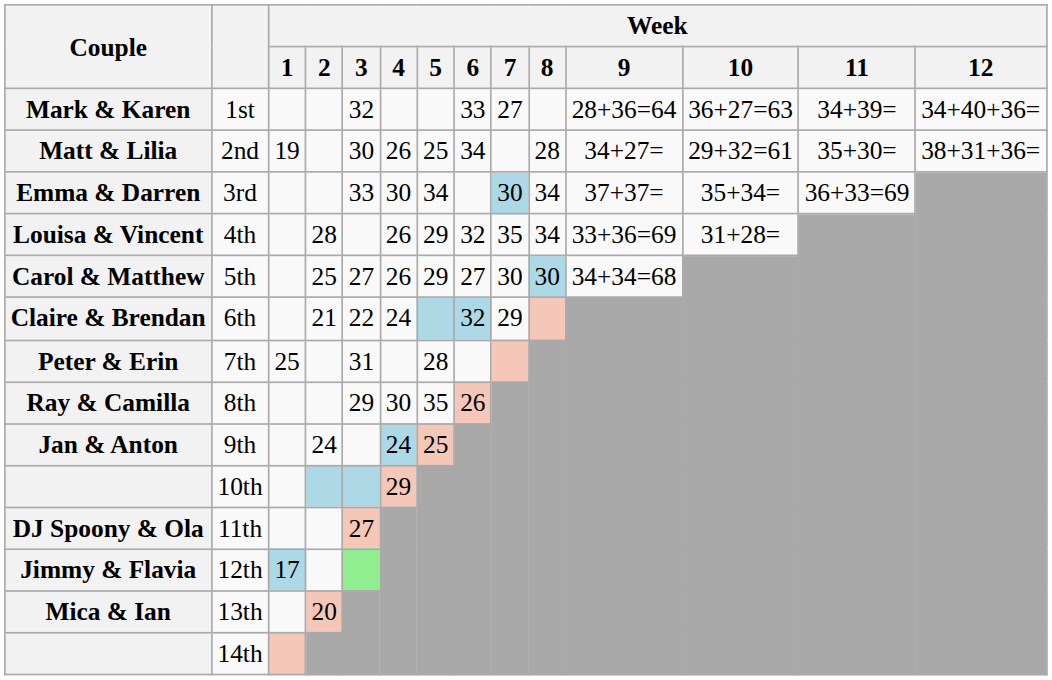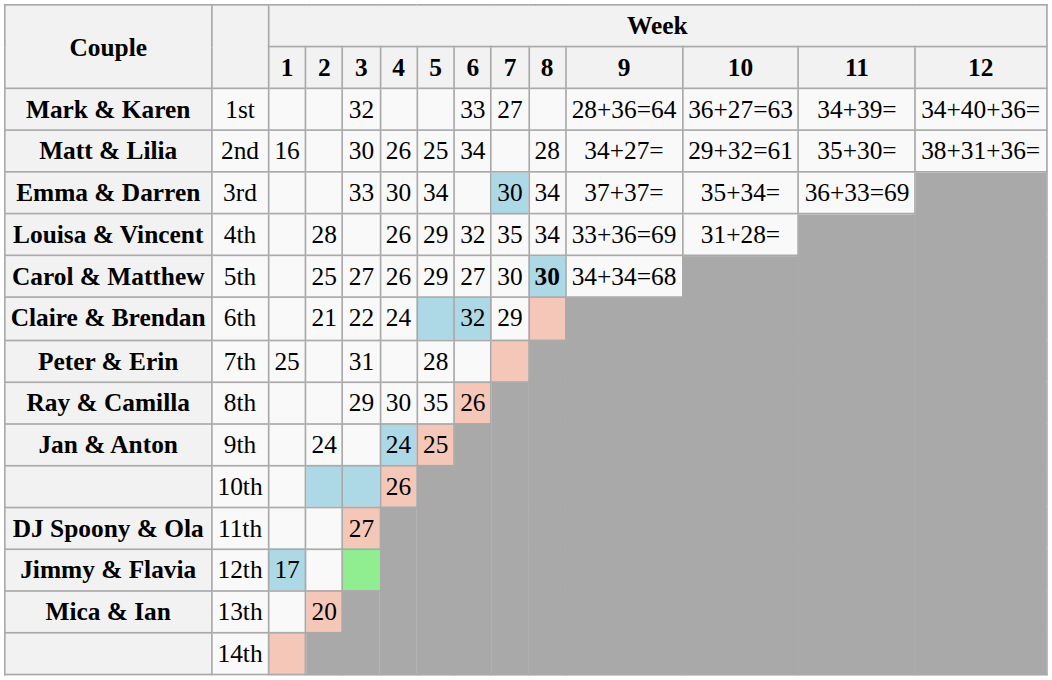(287, 151) 19 -> (287, 151) 16
(547, 276) normal -> (547, 276) bold
(399, 486) 29 -> (399, 486) 26
